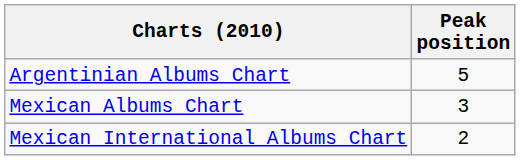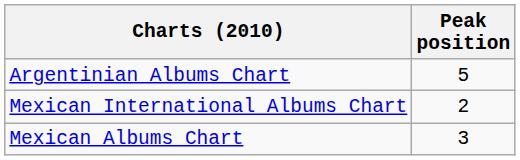rows swapped: (126, 107) <-> (208, 138)
